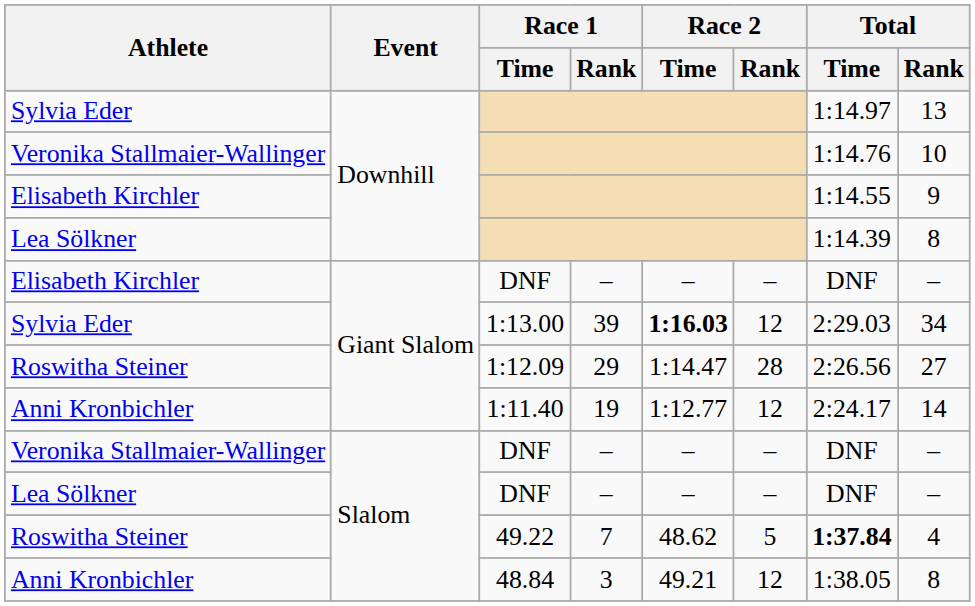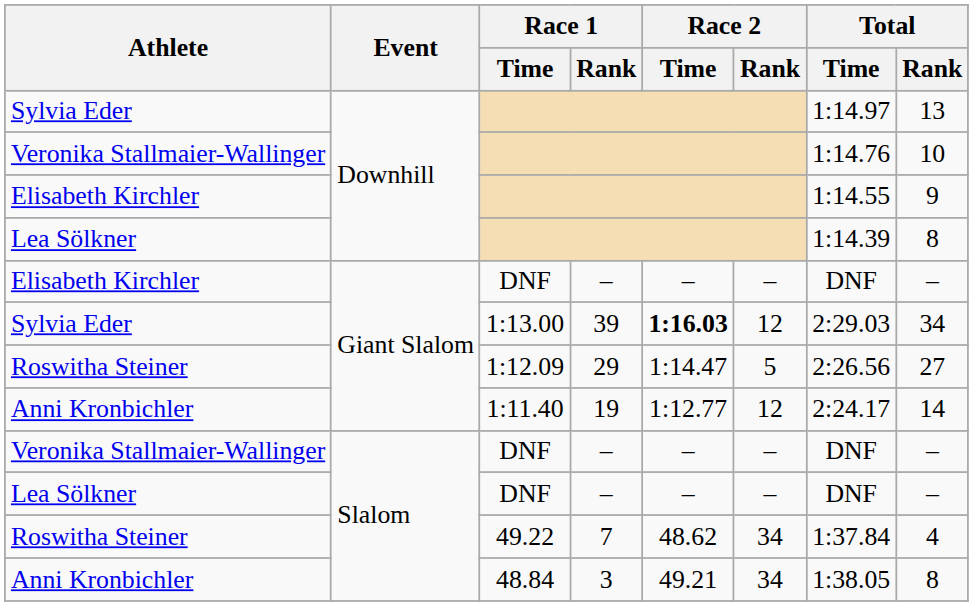(770, 366) 28 -> (770, 366) 5
(770, 536) 5 -> (770, 536) 34
(852, 536) bold -> (851, 536) normal
(770, 578) 12 -> (770, 578) 34
